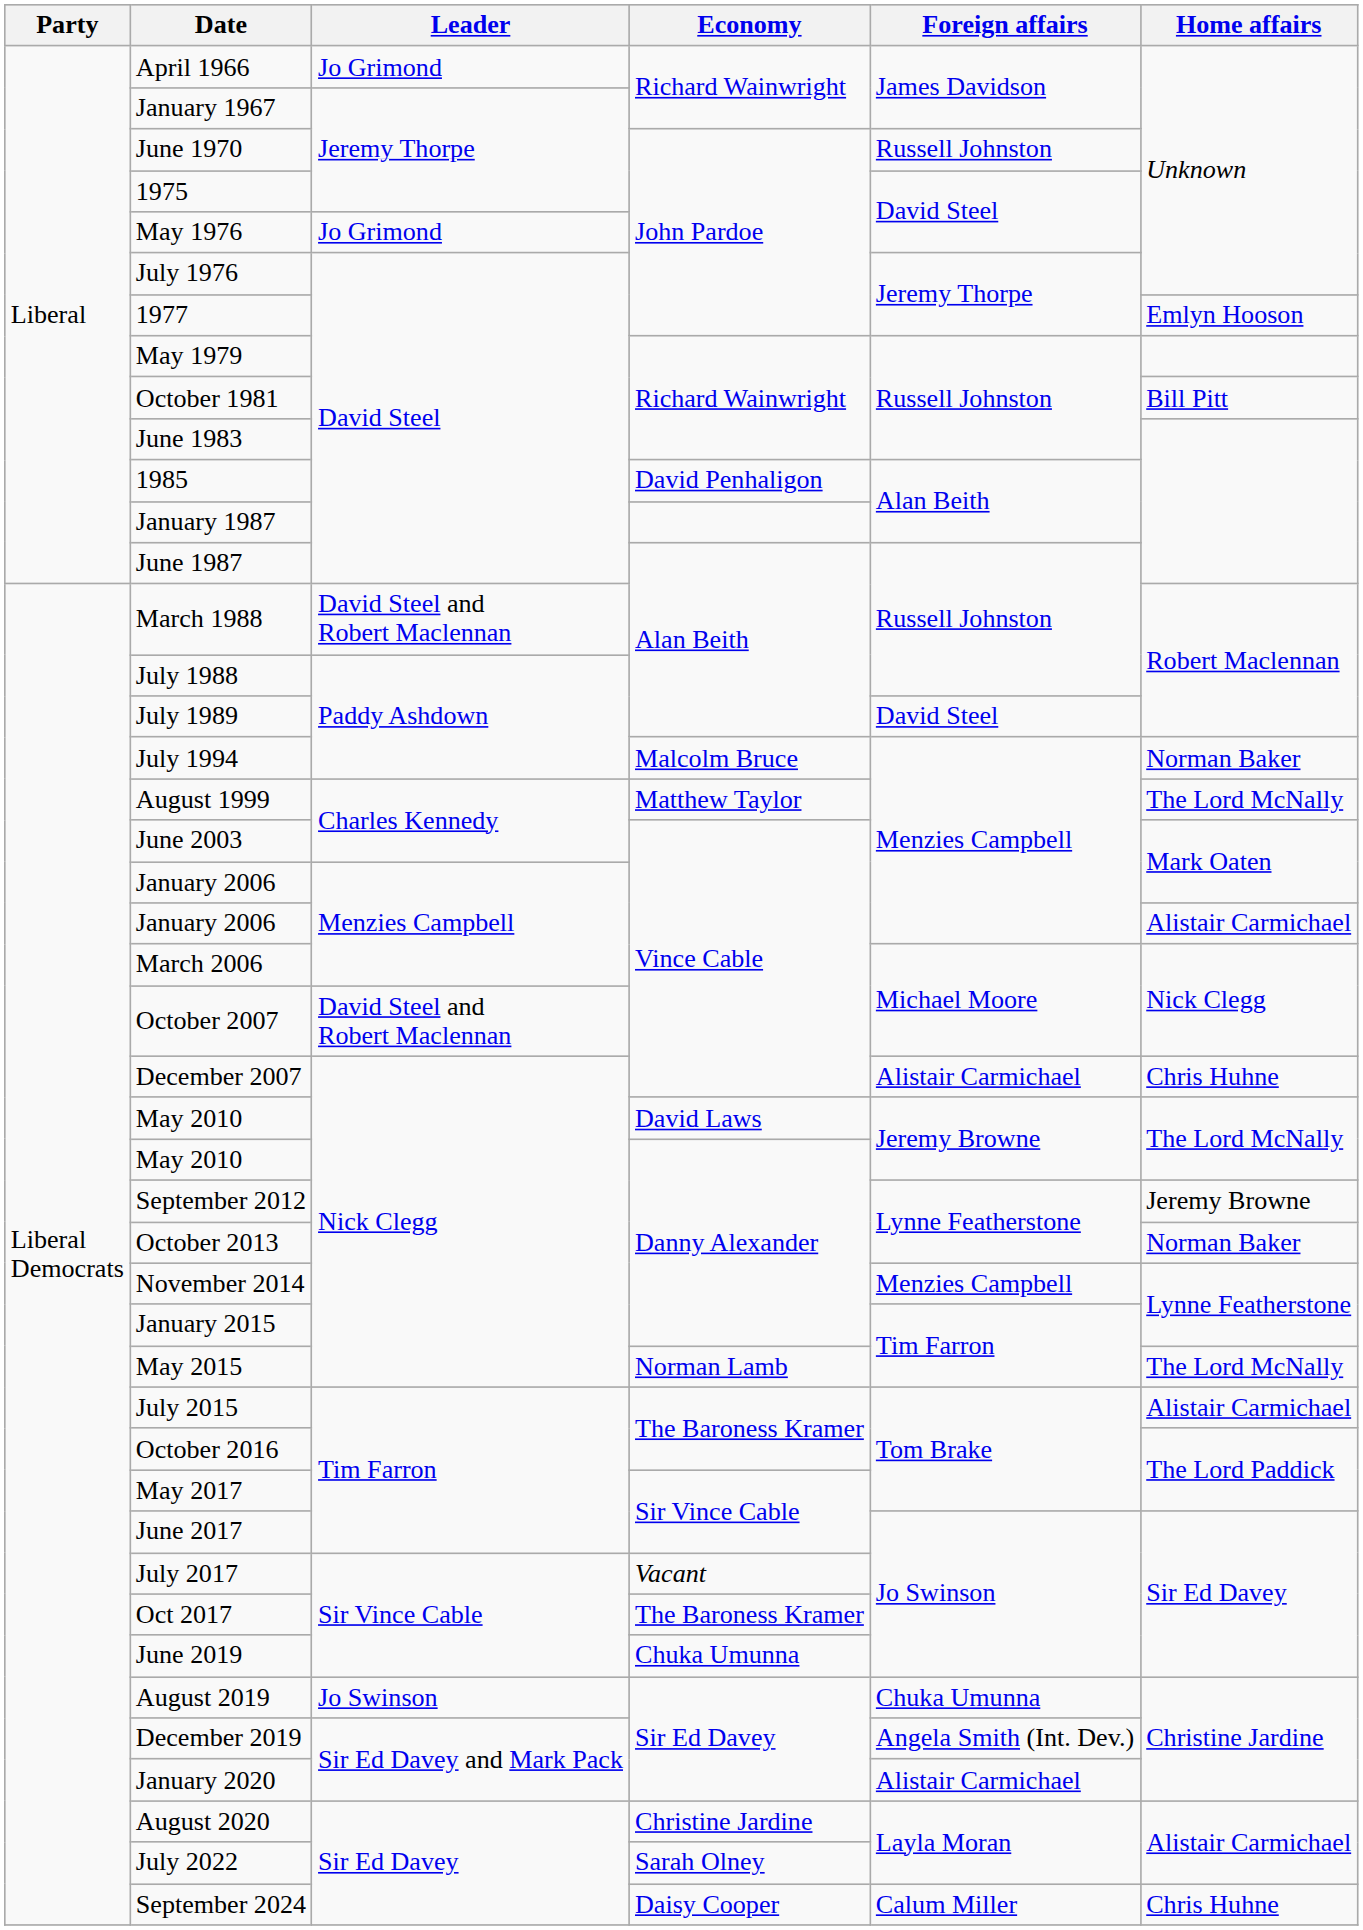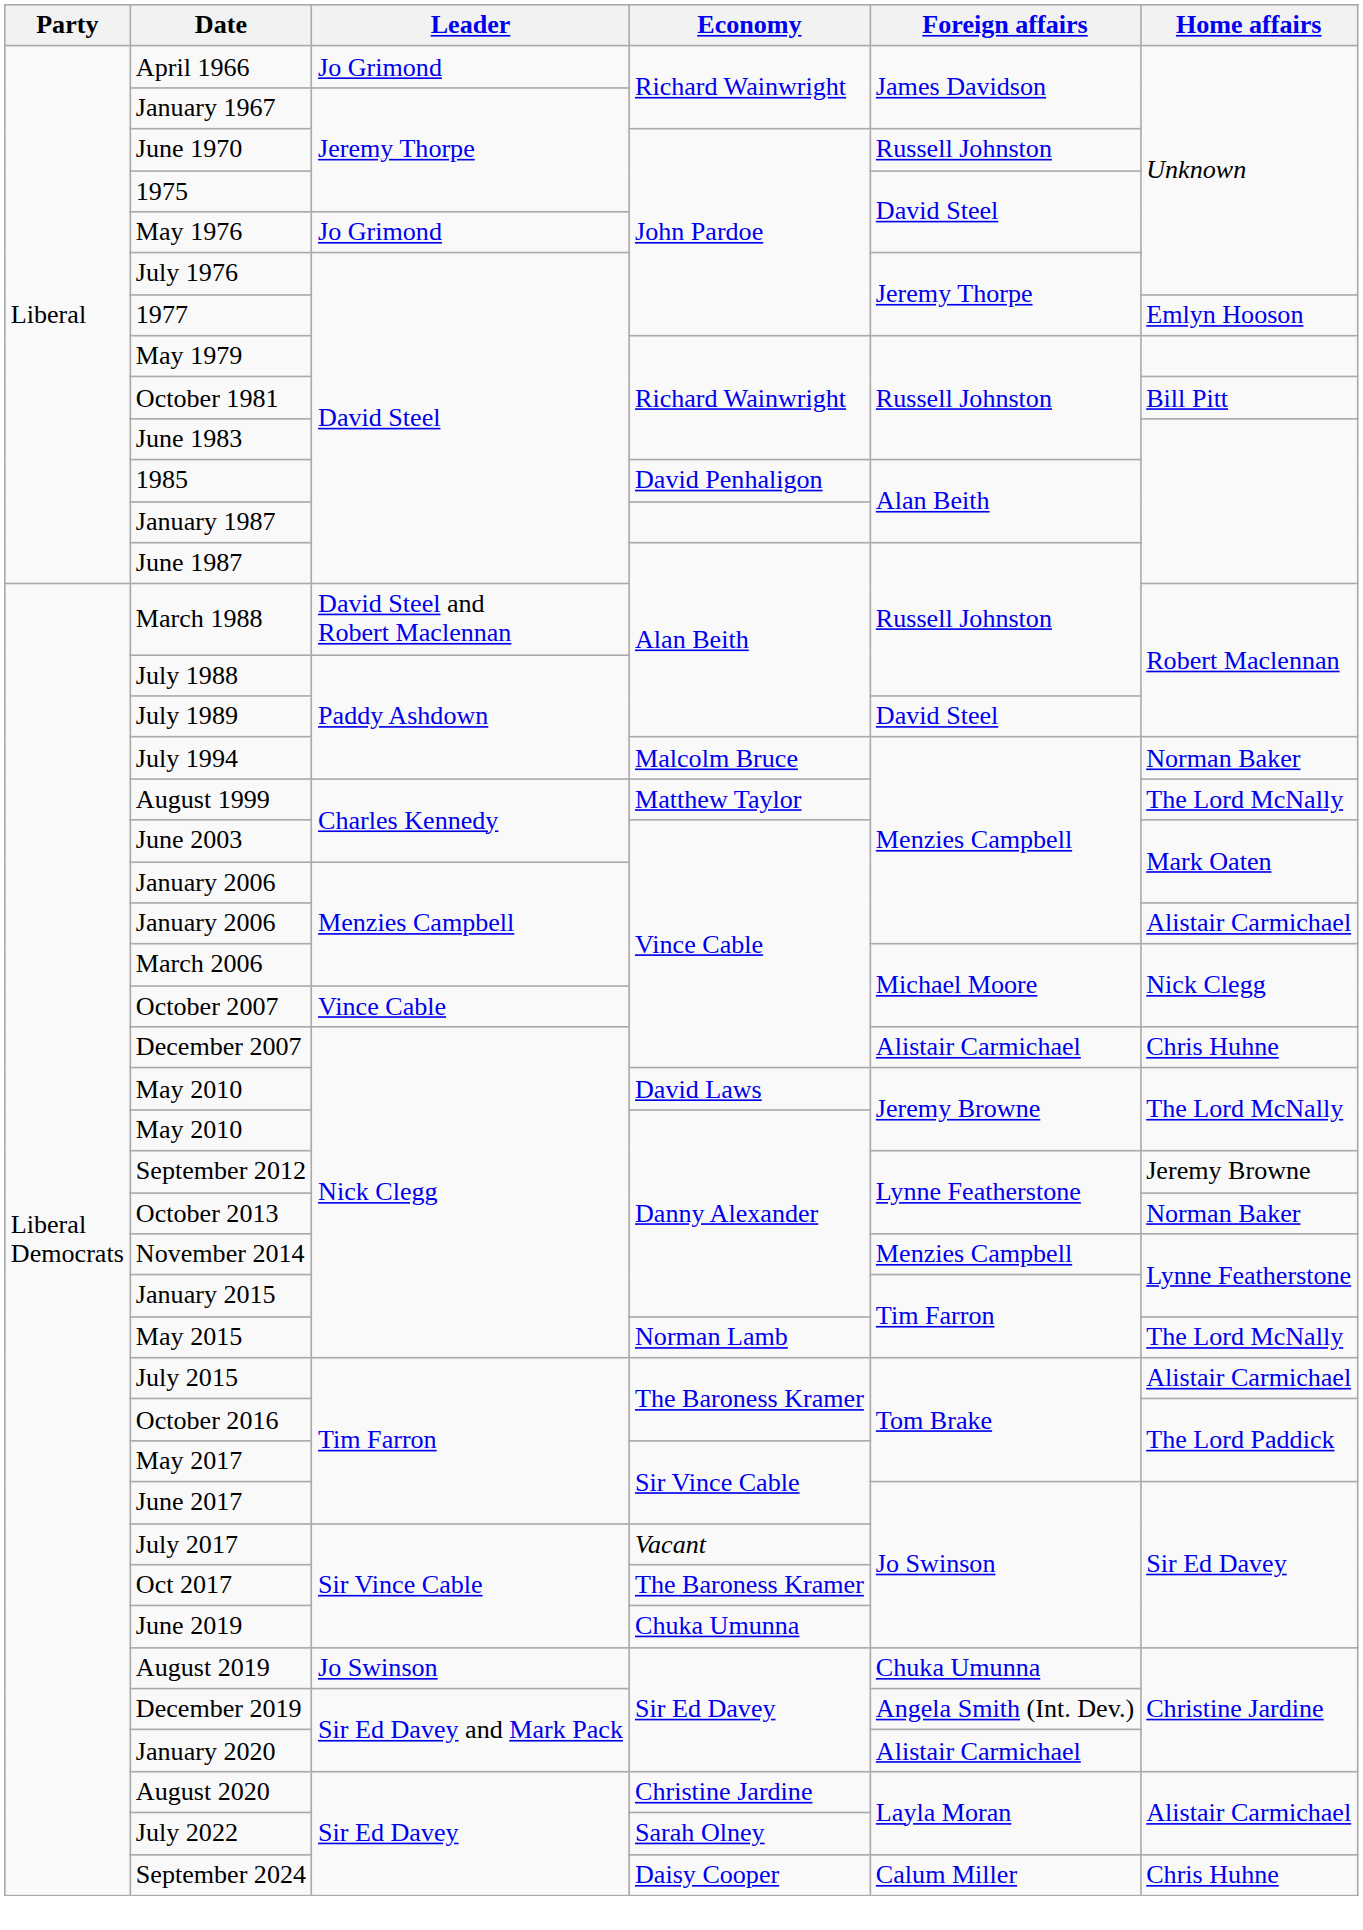(415, 1020) David Steel and Robert Maclennan -> (382, 1005) Vince Cable
